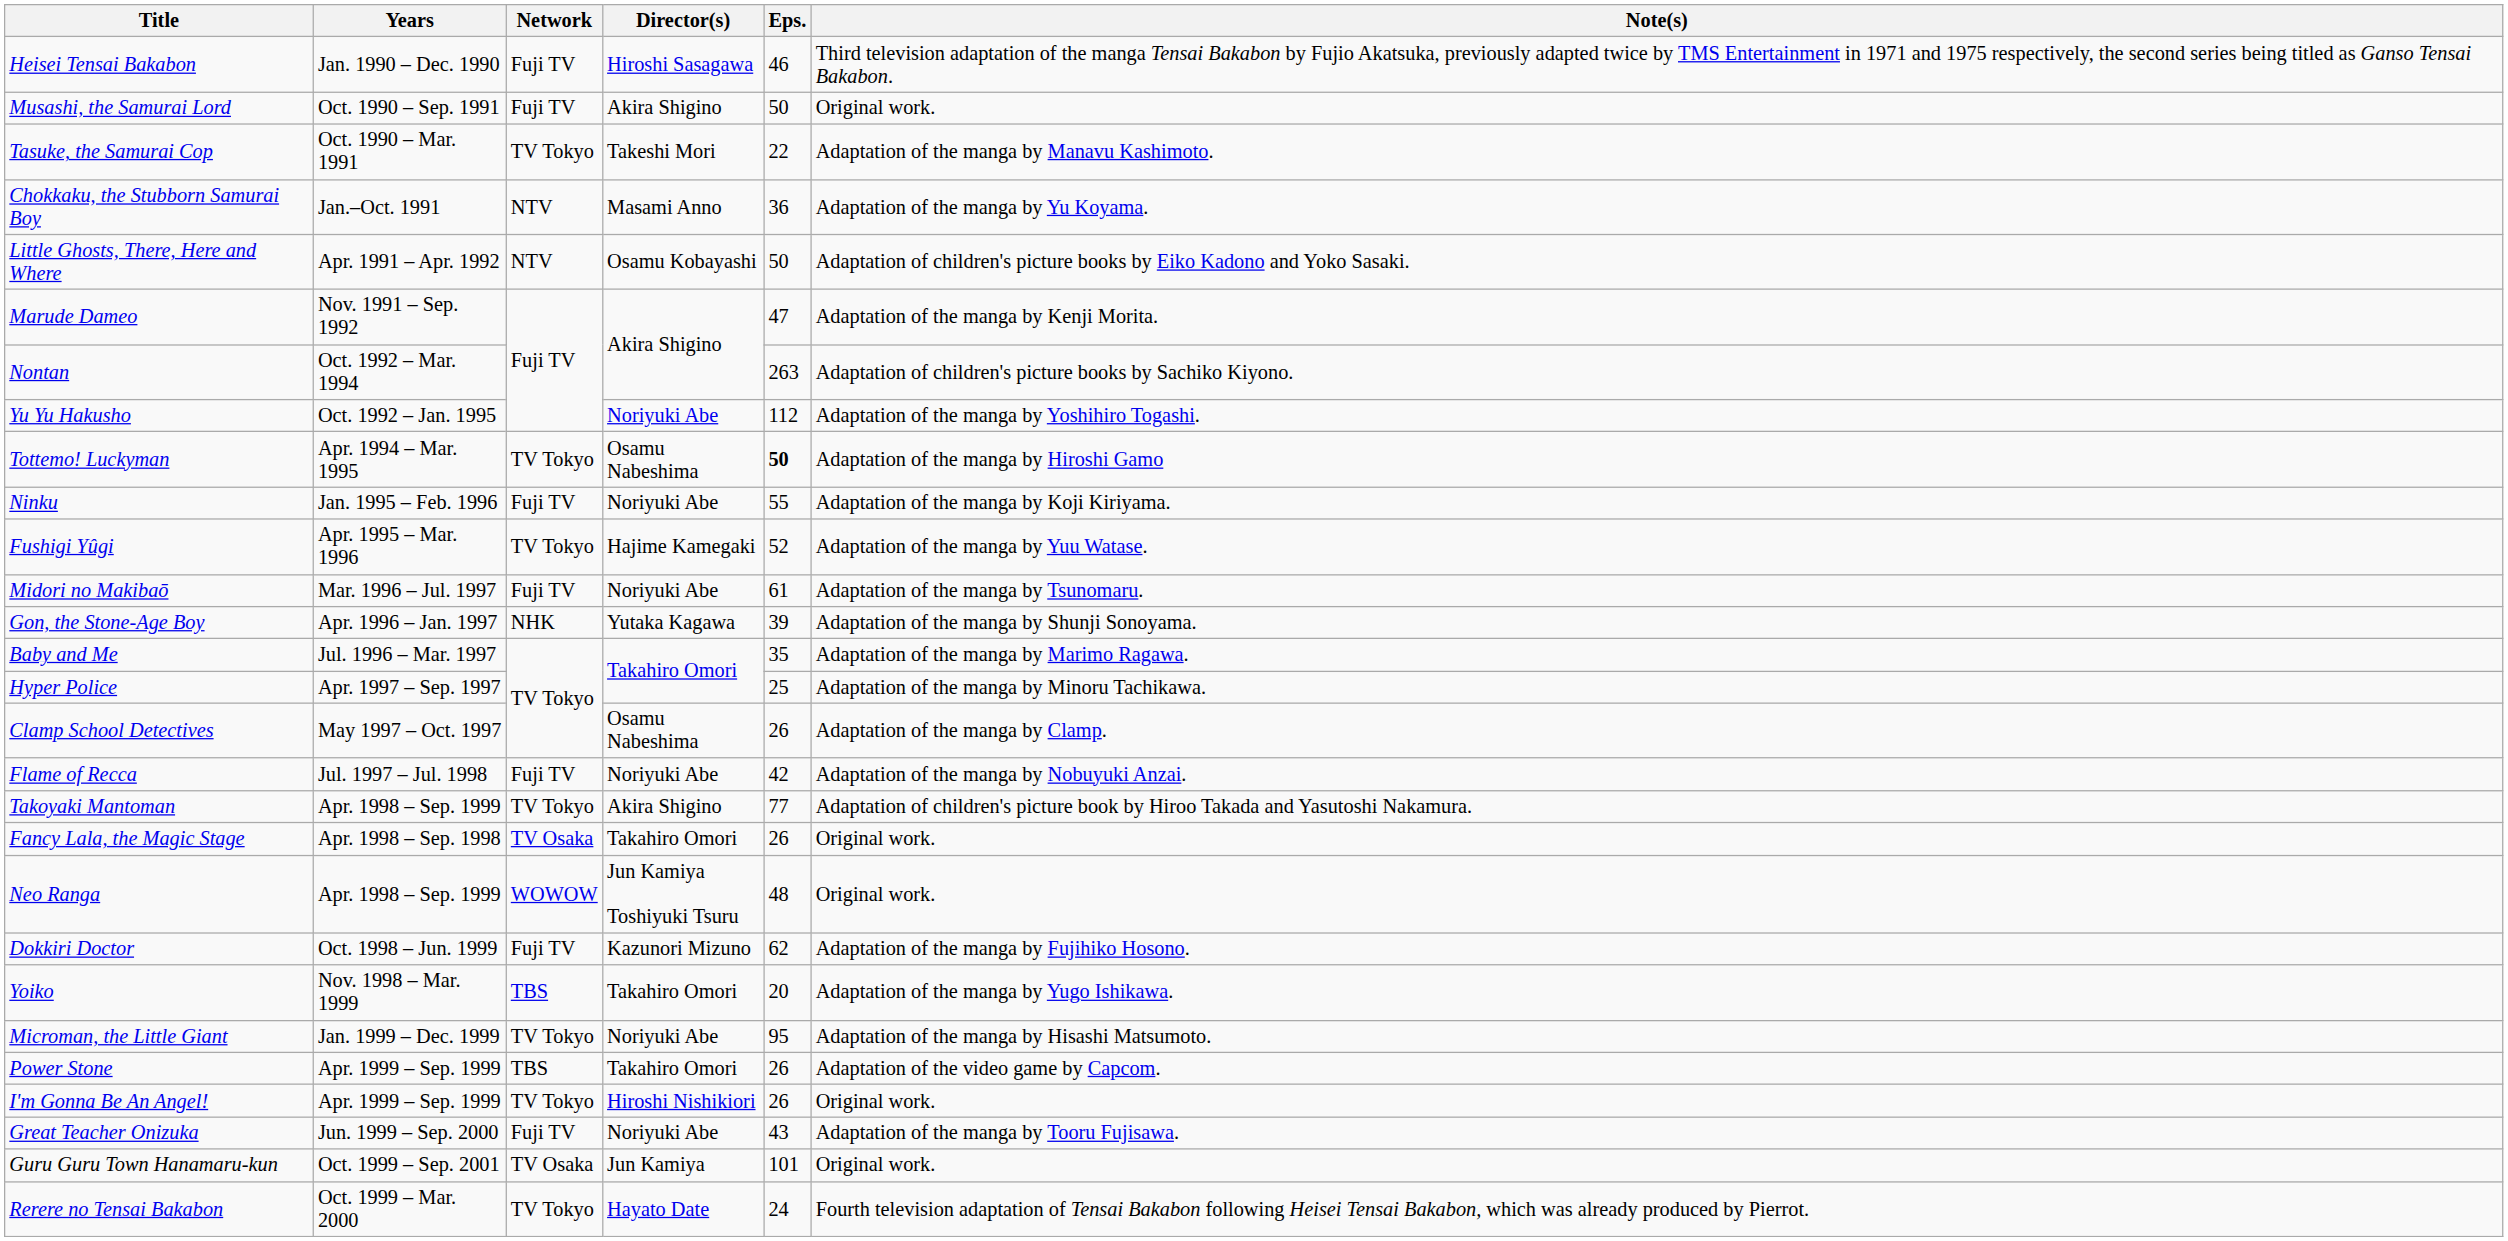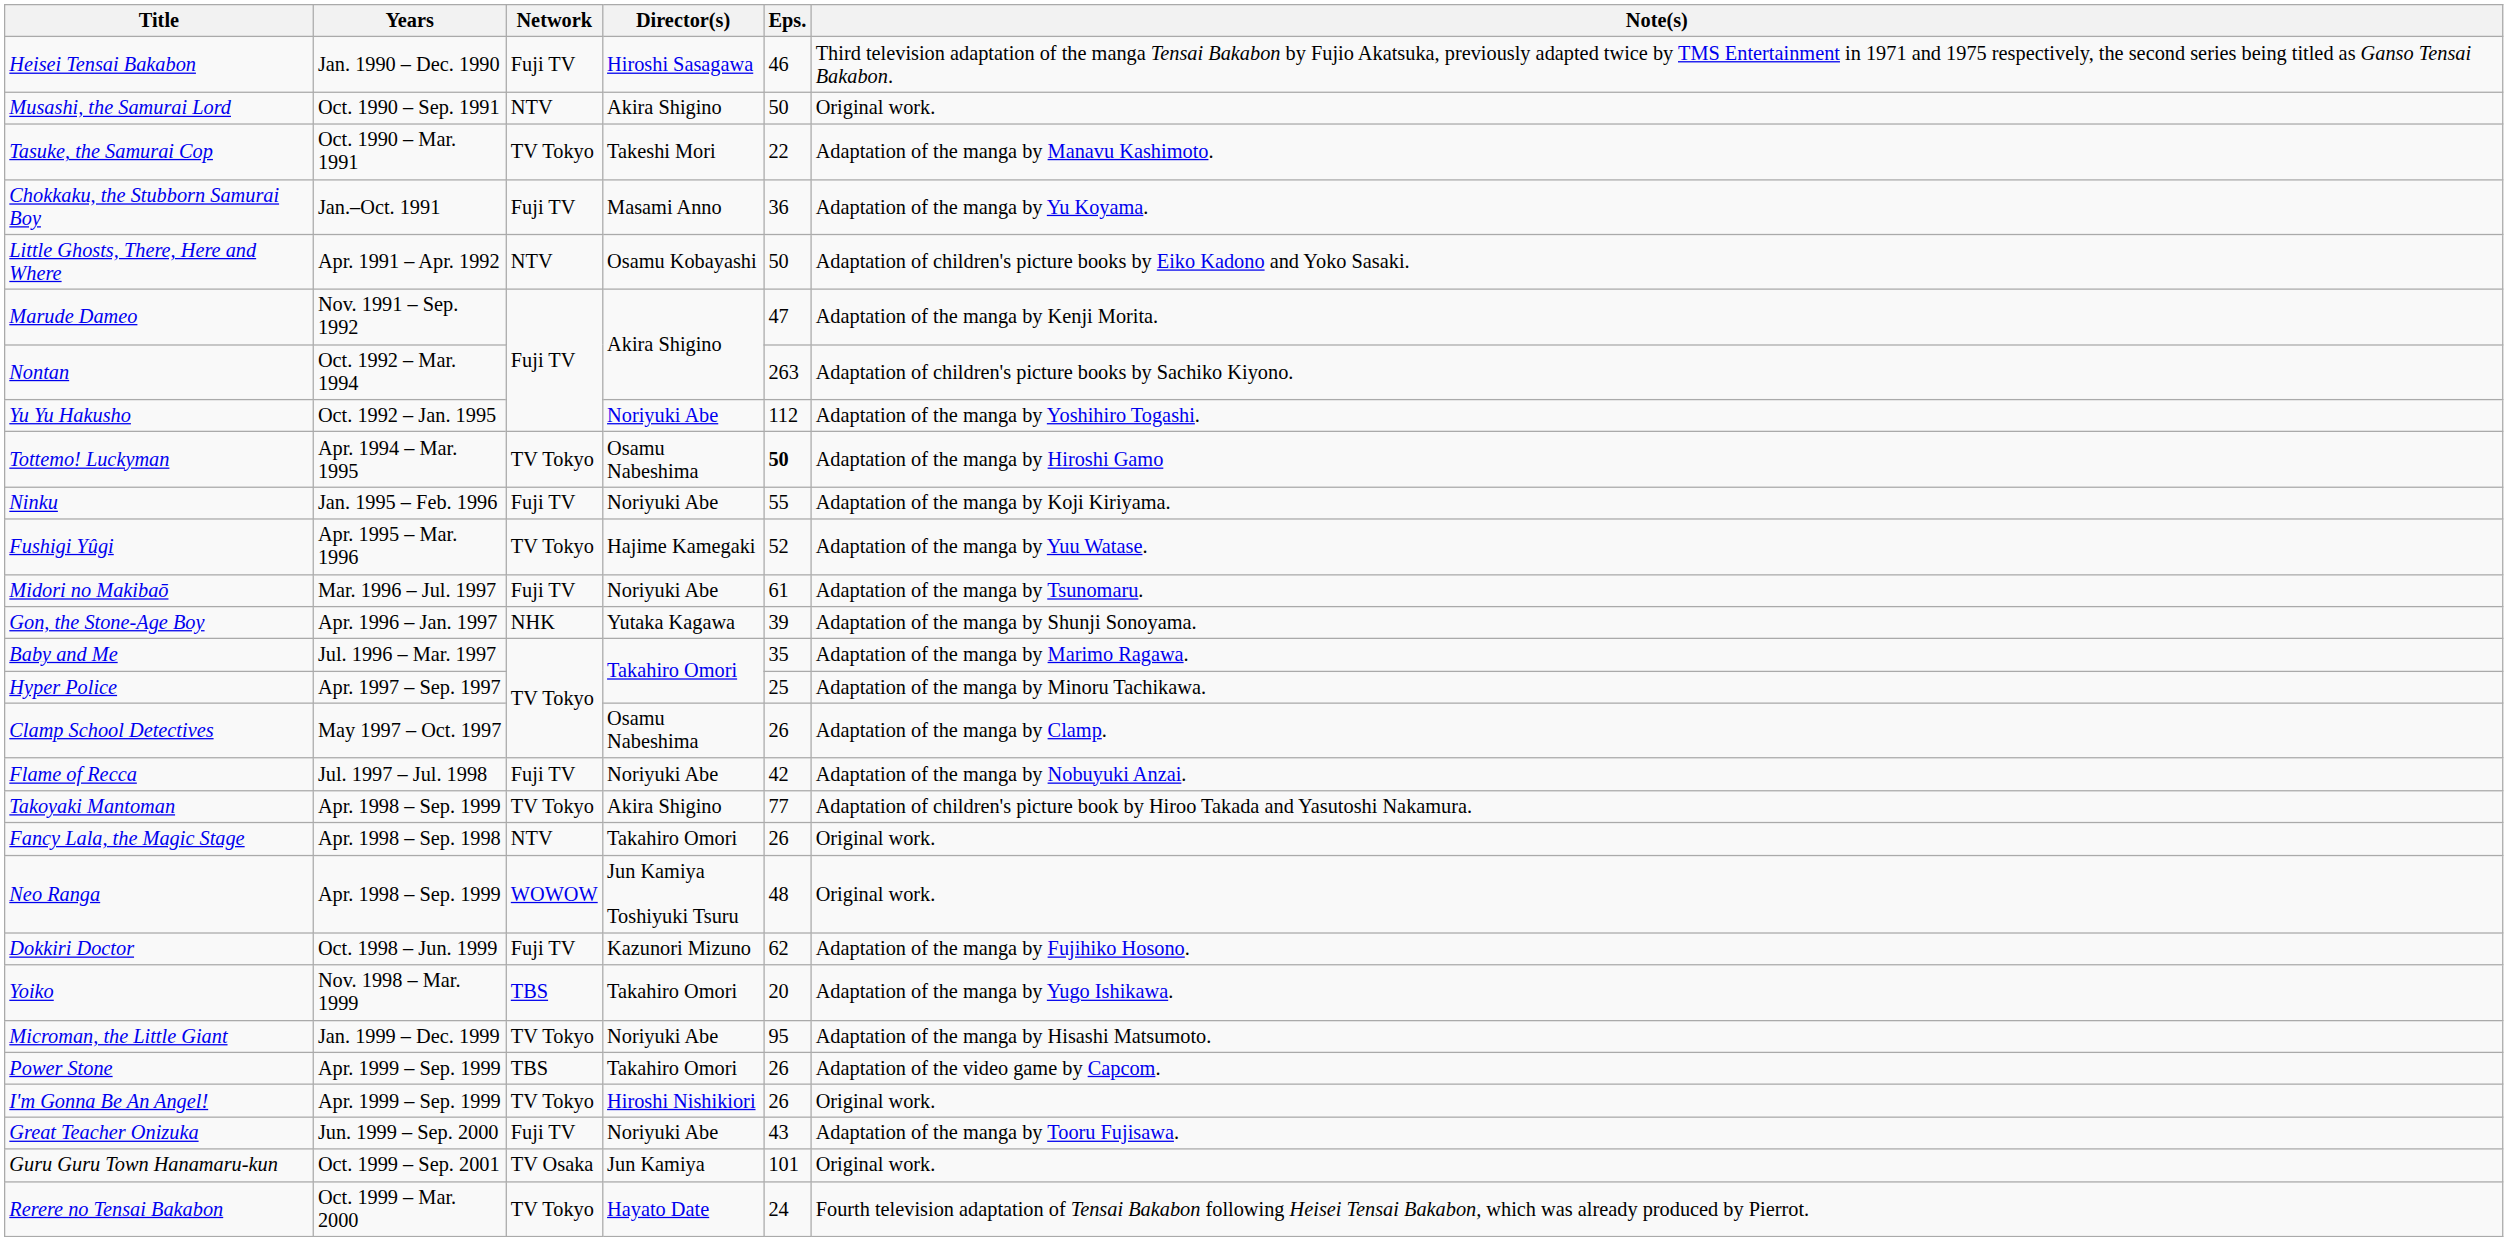(543, 107) Fuji TV -> (532, 107) NTV
(532, 206) NTV -> (543, 206) Fuji TV
(552, 838) TV Osaka -> (532, 838) NTV
